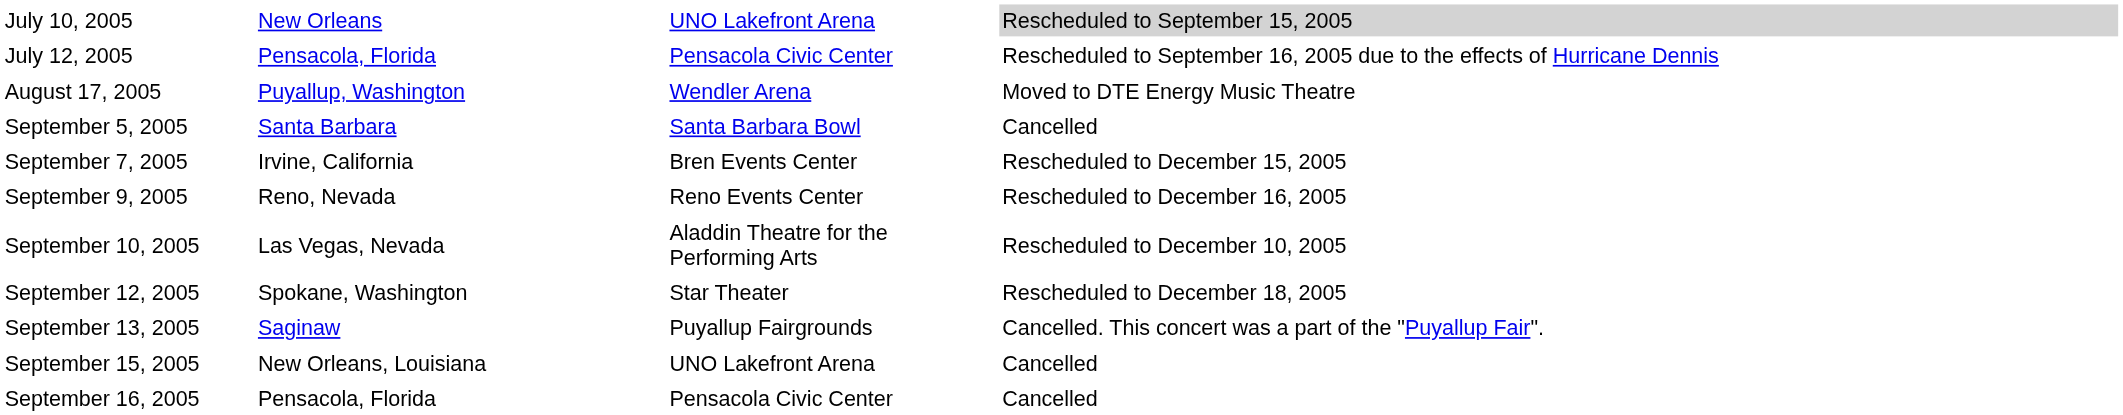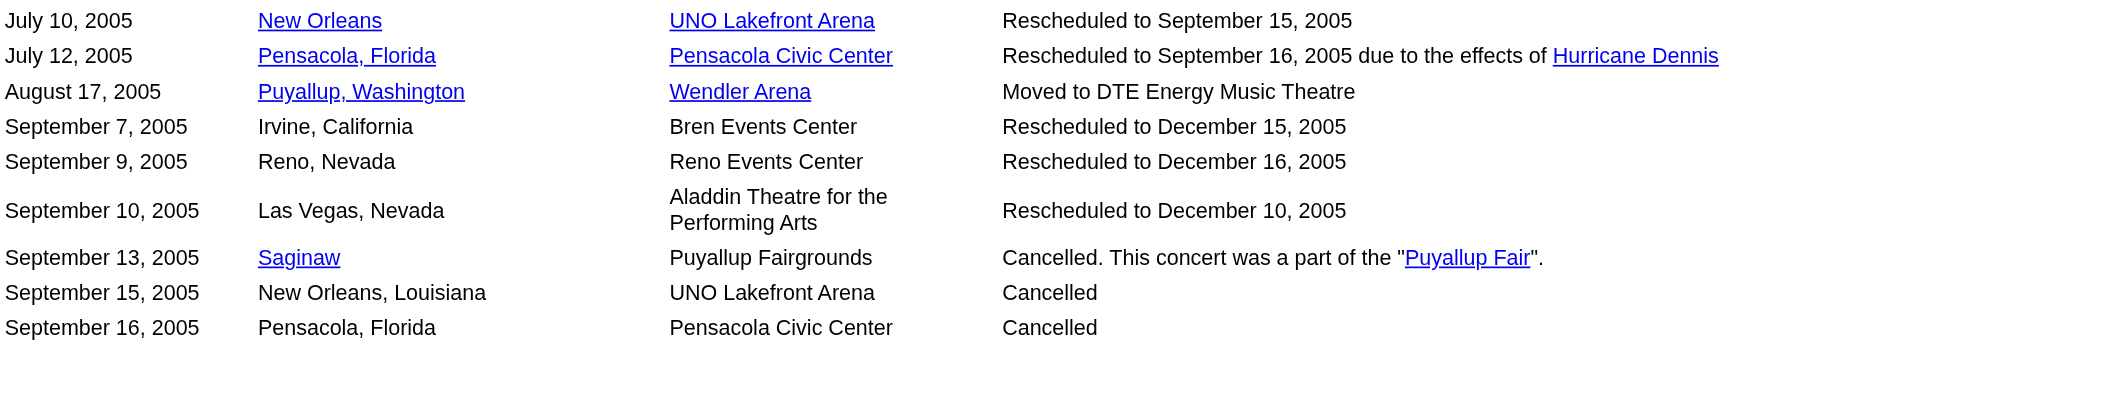(1177, 20) lightgrey background -> (1177, 20) no background
- row: (96, 126)
- row: (102, 293)
